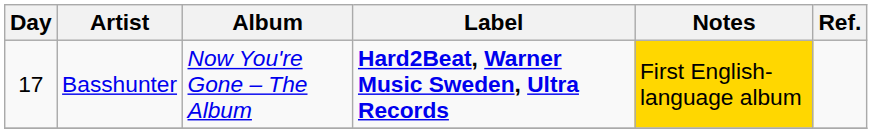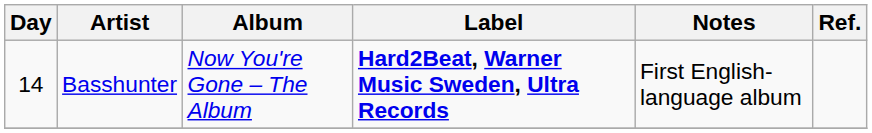(31, 84) 17 -> (31, 84) 14
(721, 84) gold background -> (721, 84) no background
